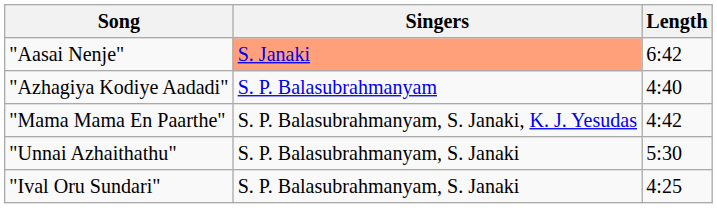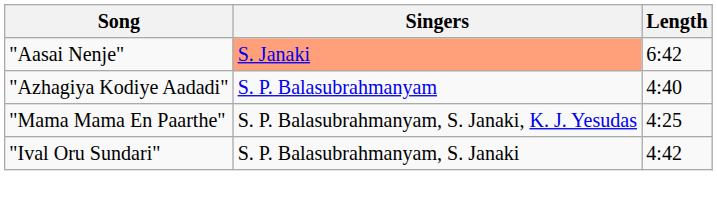(664, 120) 4:42 -> (664, 120) 4:25
- row: (93, 153)
(664, 186) 4:25 -> (664, 153) 4:42
